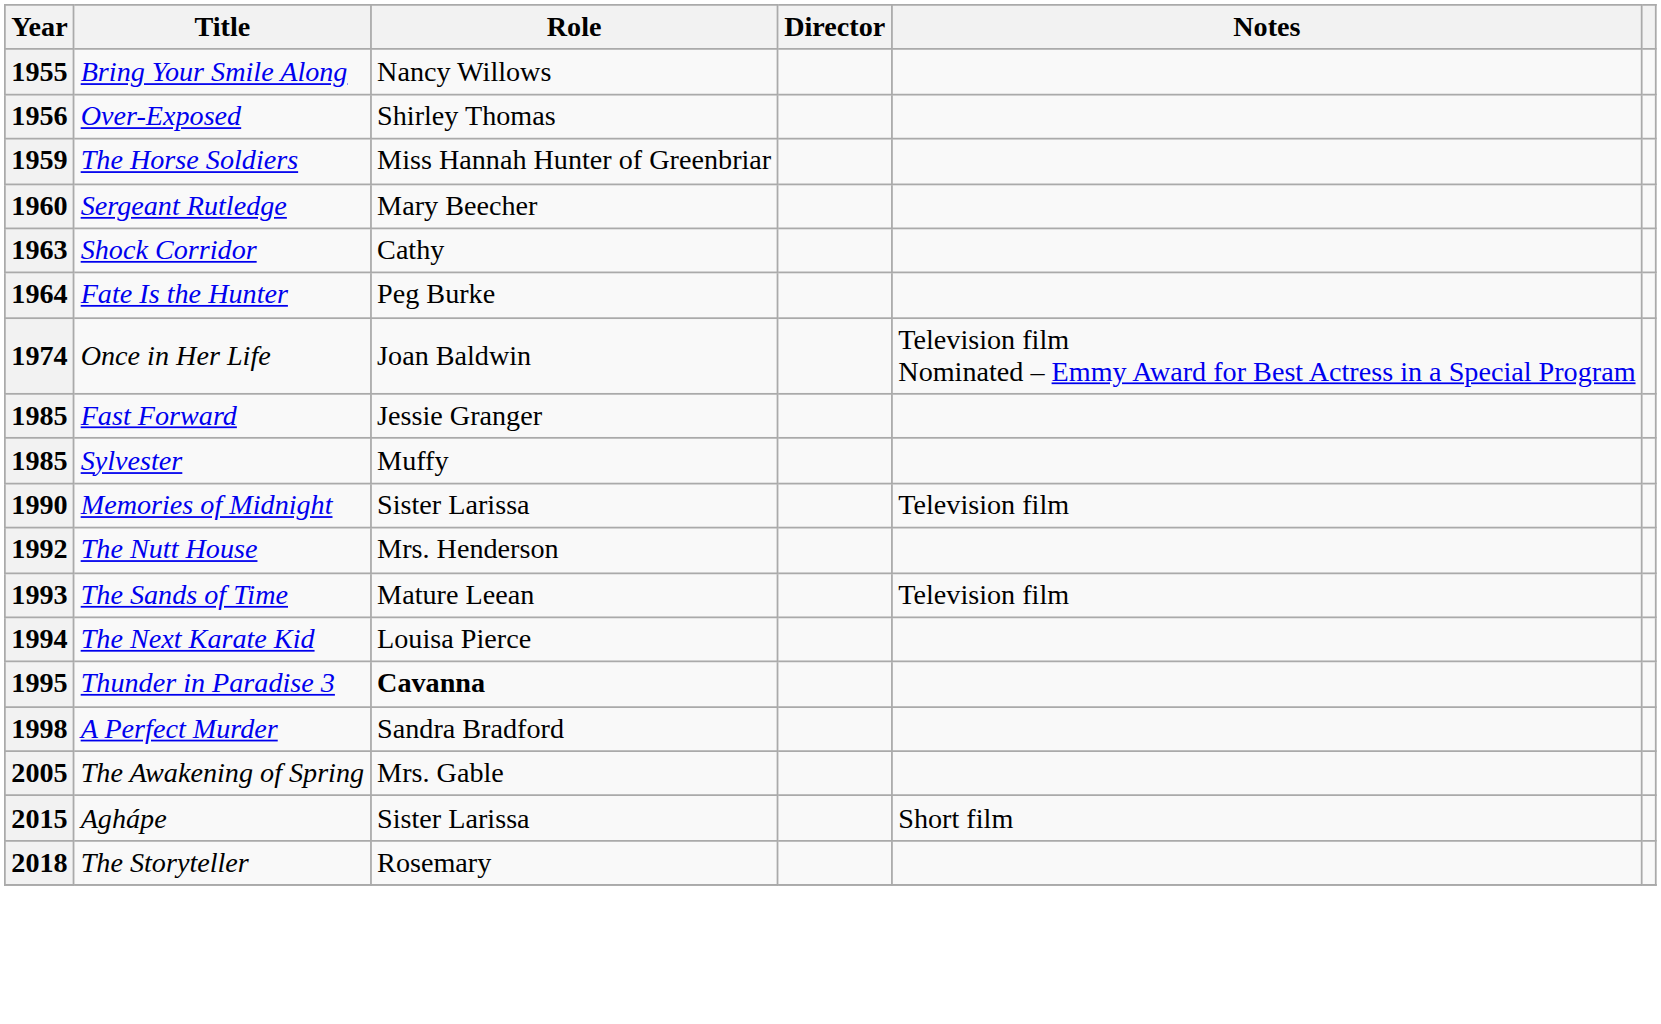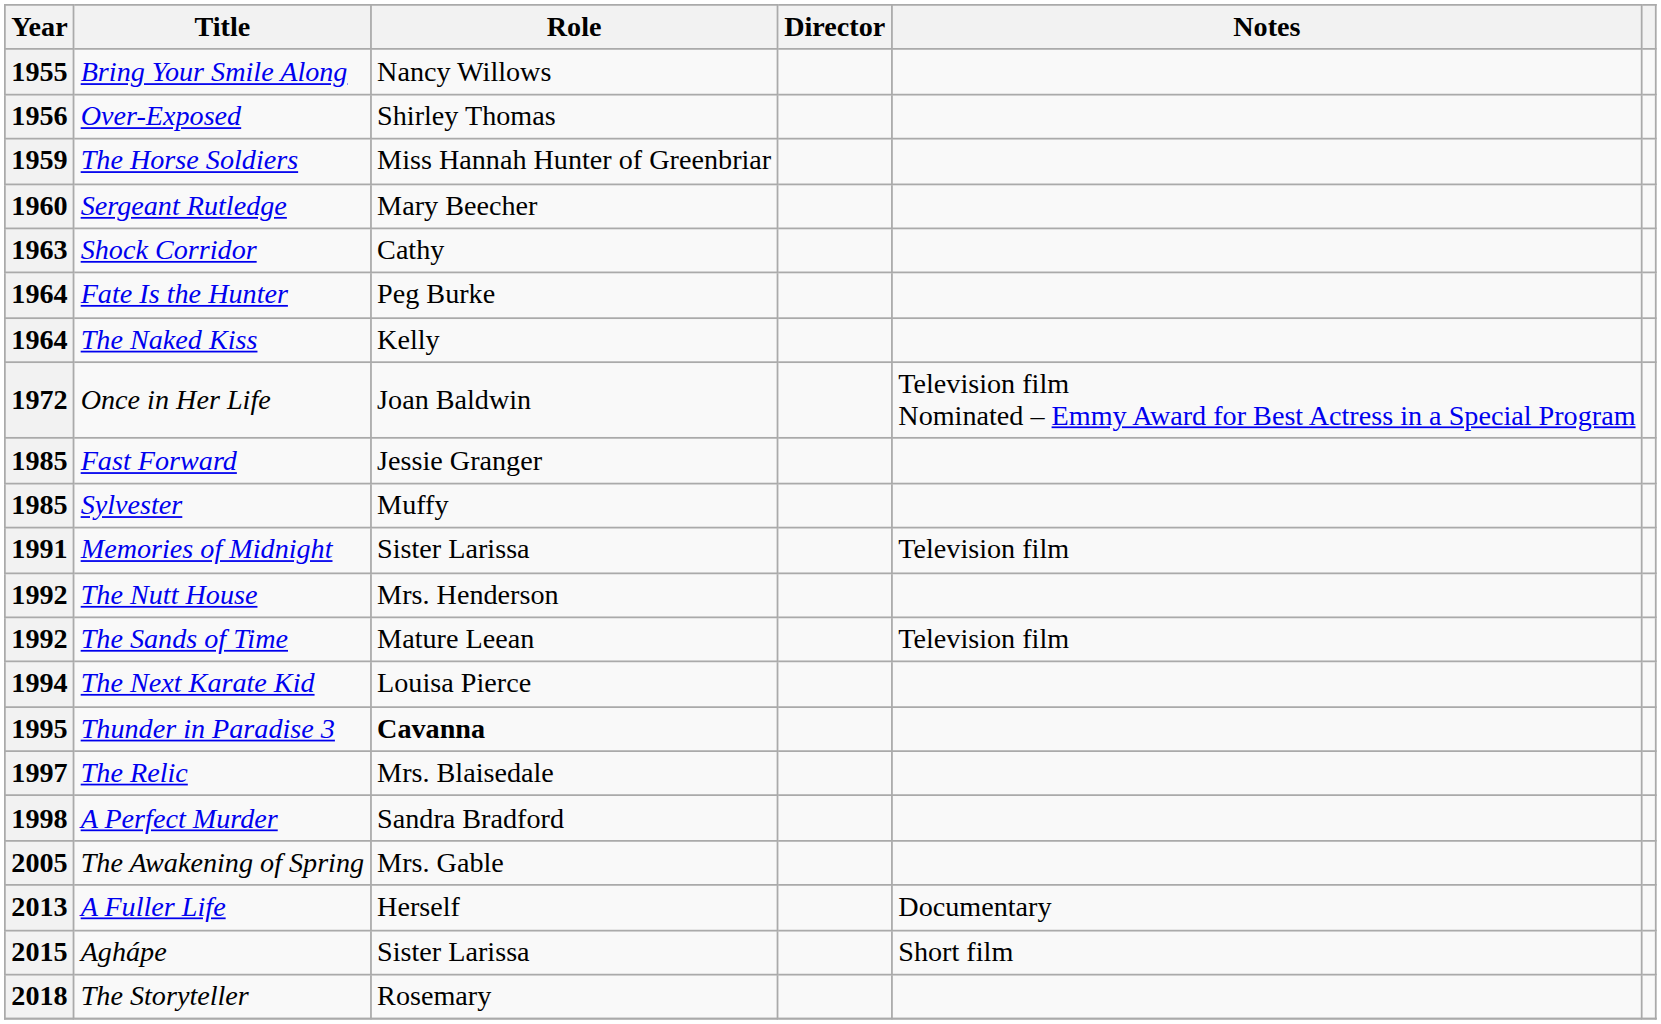+ row: (169, 339)
(40, 355) 1974 -> (40, 399) 1972
(40, 505) 1990 -> (40, 549) 1991
(40, 594) 1993 -> (40, 639) 1992
+ row: (134, 773)
+ row: (153, 907)
